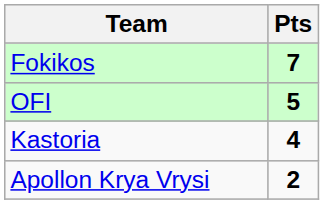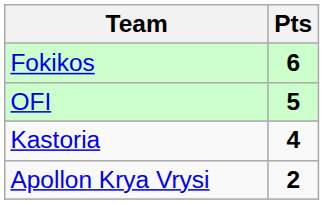(293, 62) 7 -> (293, 62) 6
